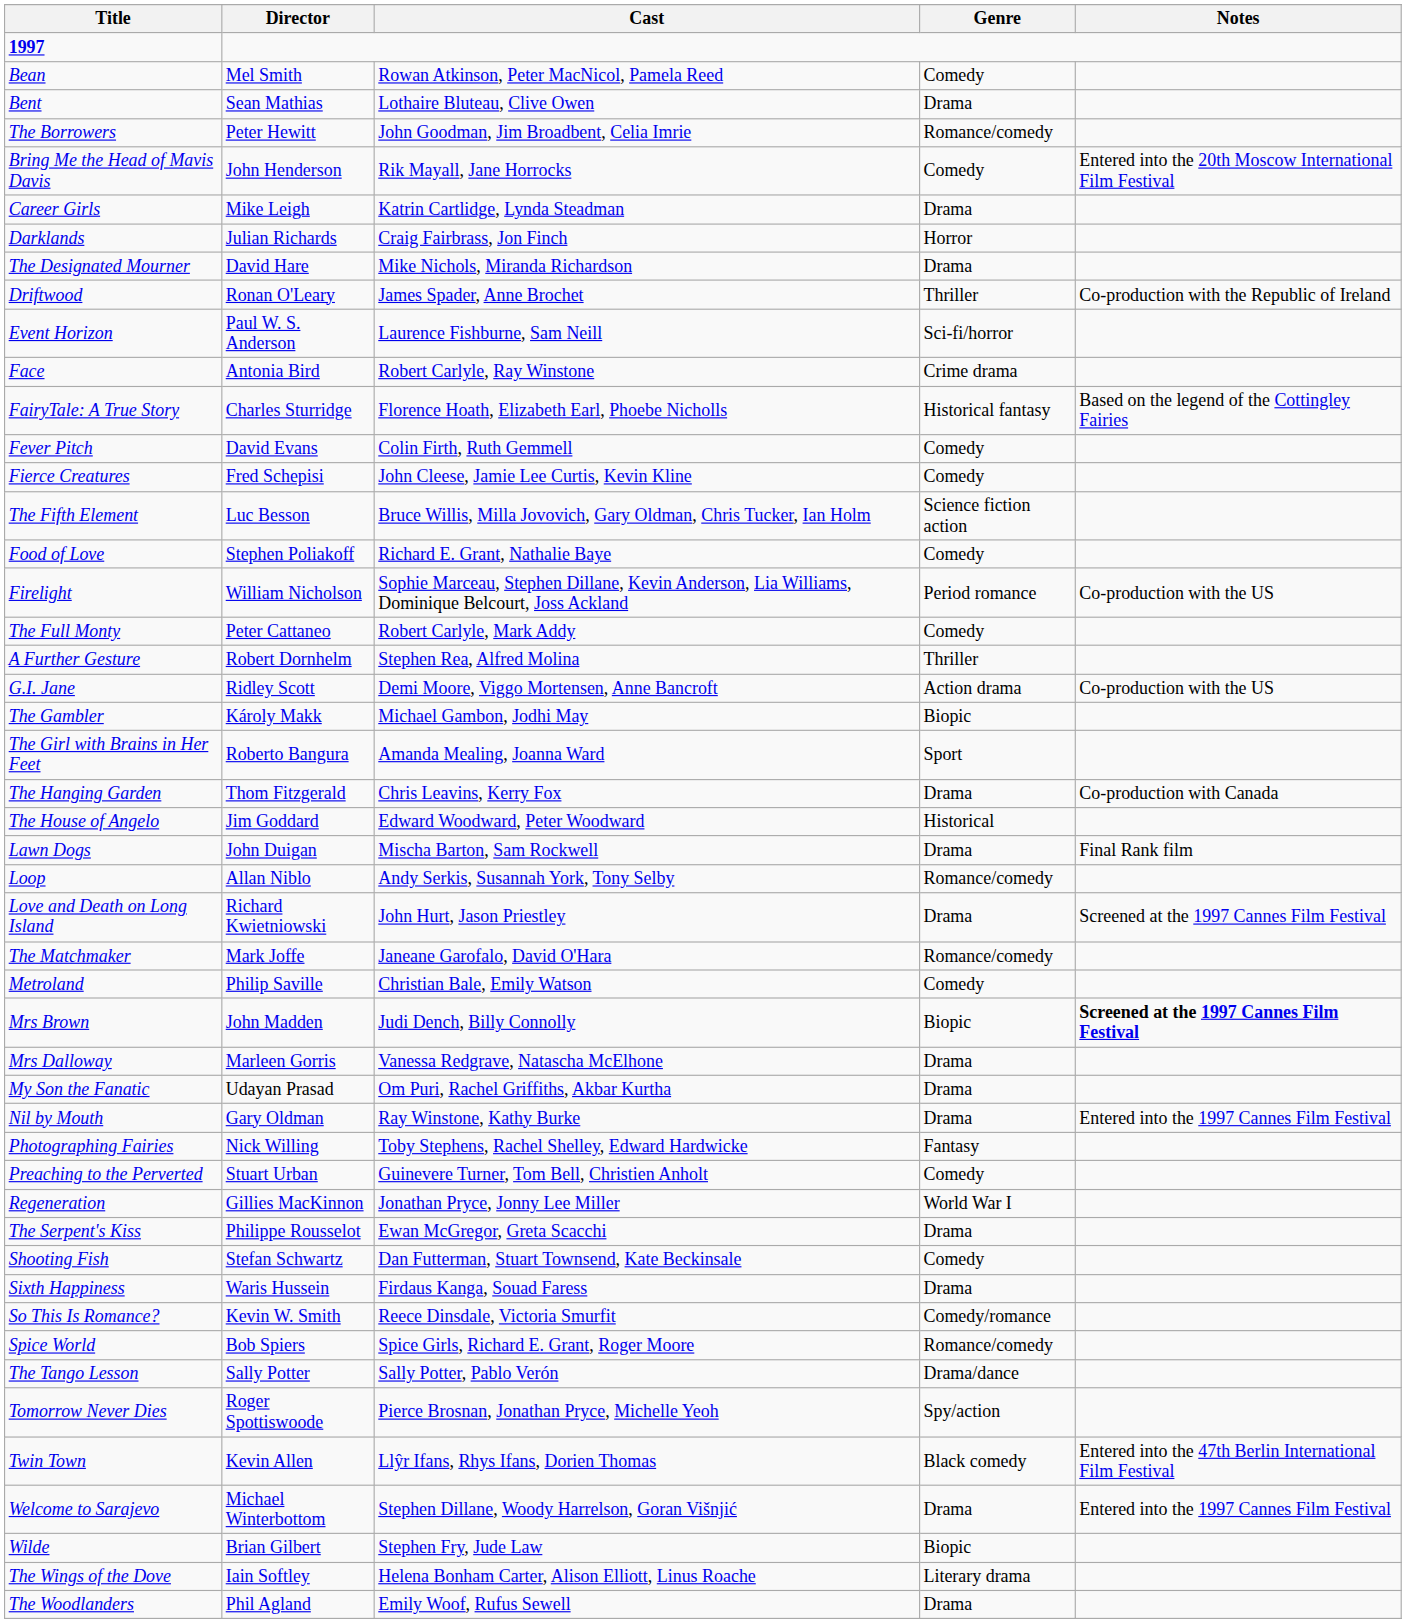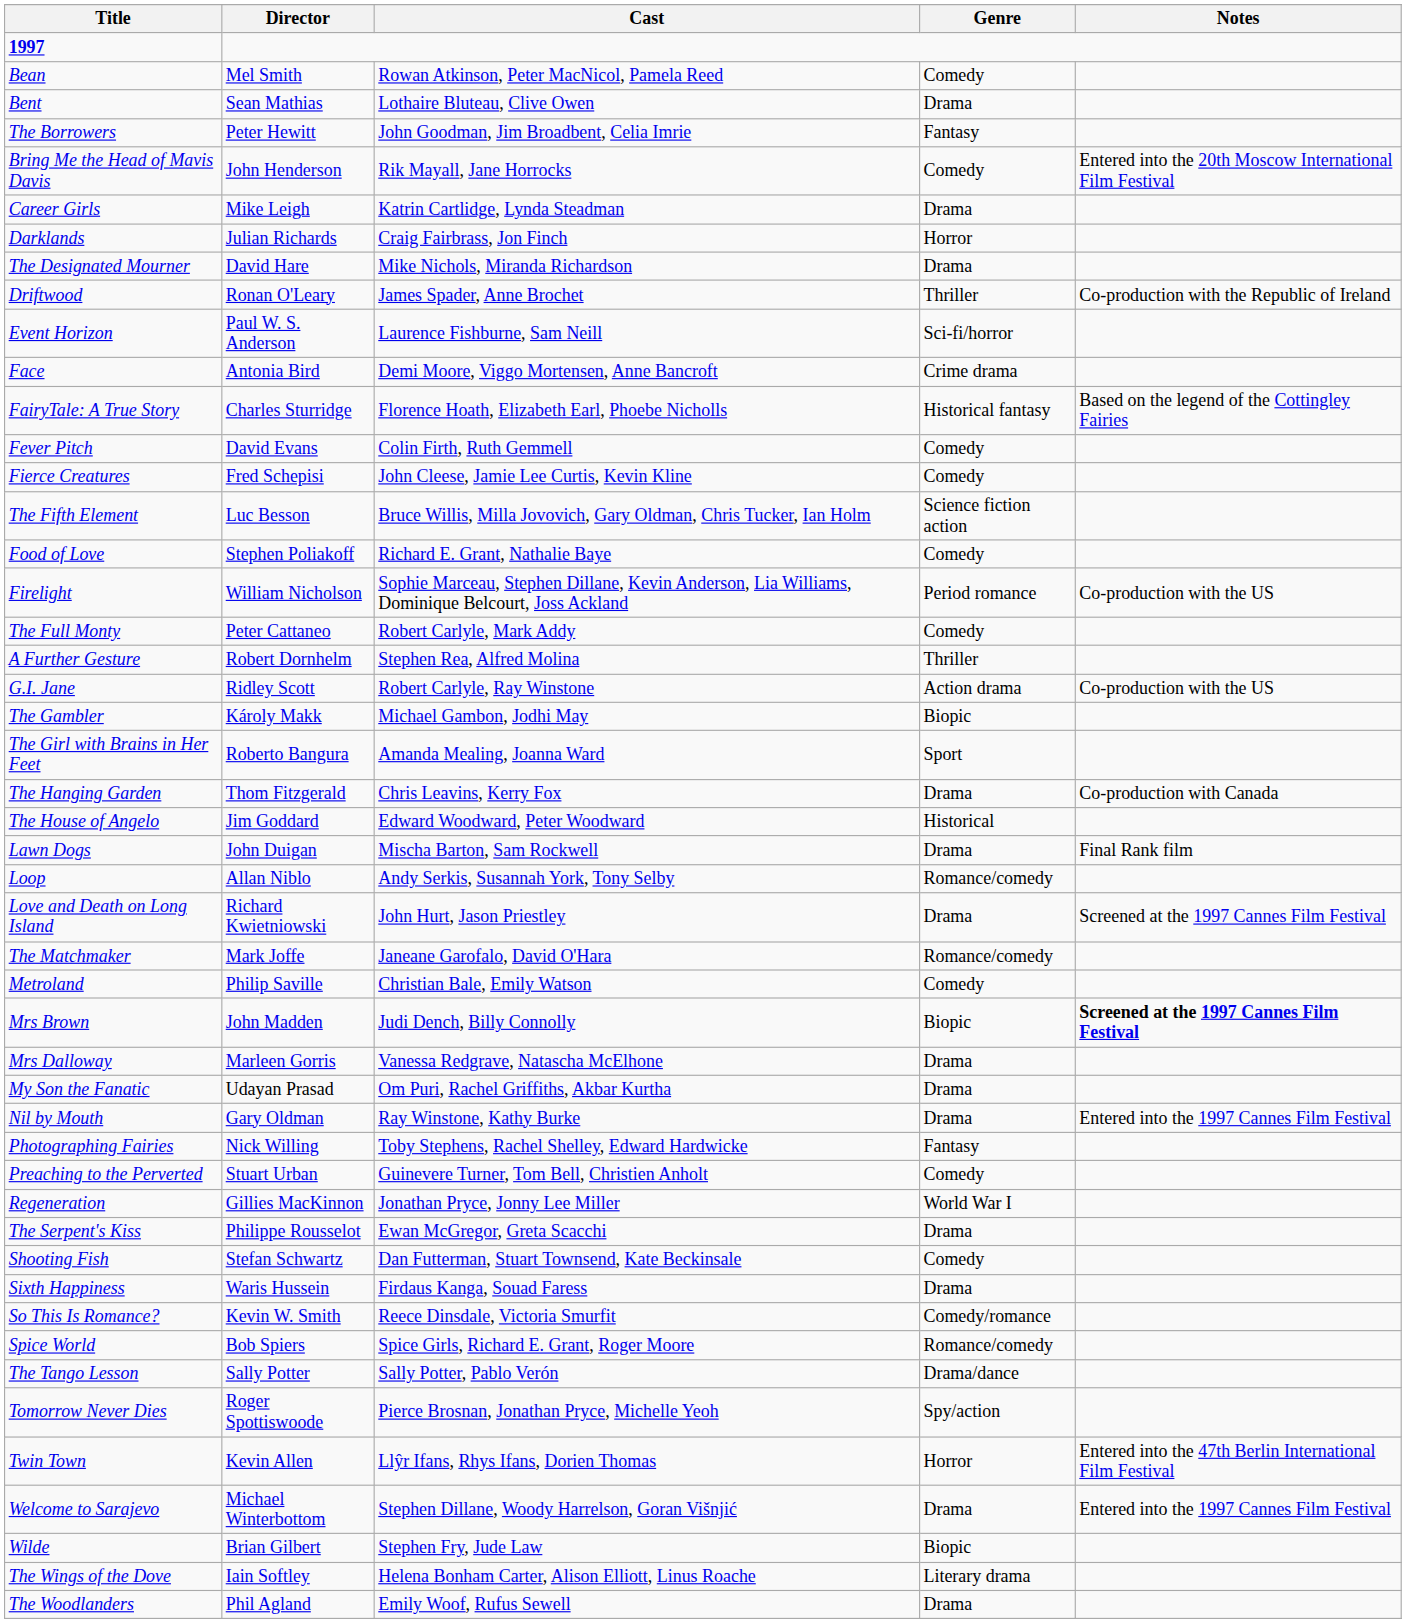(988, 132) Romance/comedy -> (951, 132) Fantasy
(486, 371) Robert Carlyle, Ray Winstone -> (548, 371) Demi Moore, Viggo Mortensen, Anne Bancroft
(548, 687) Demi Moore, Viggo Mortensen, Anne Bancroft -> (486, 687) Robert Carlyle, Ray Winstone
(975, 1460) Black comedy -> (948, 1460) Horror
